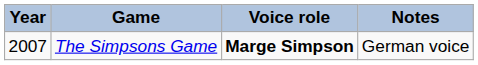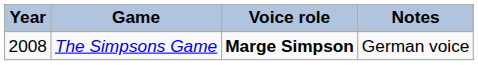(28, 45) 2007 -> (28, 45) 2008
